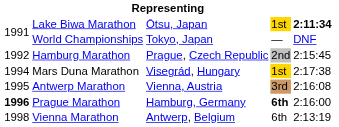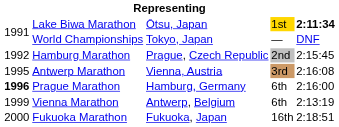- row: (86, 71)
(280, 102) bold -> (279, 86) normal
(17, 118) 1998 -> (17, 102) 1999
+ row: (80, 118)
